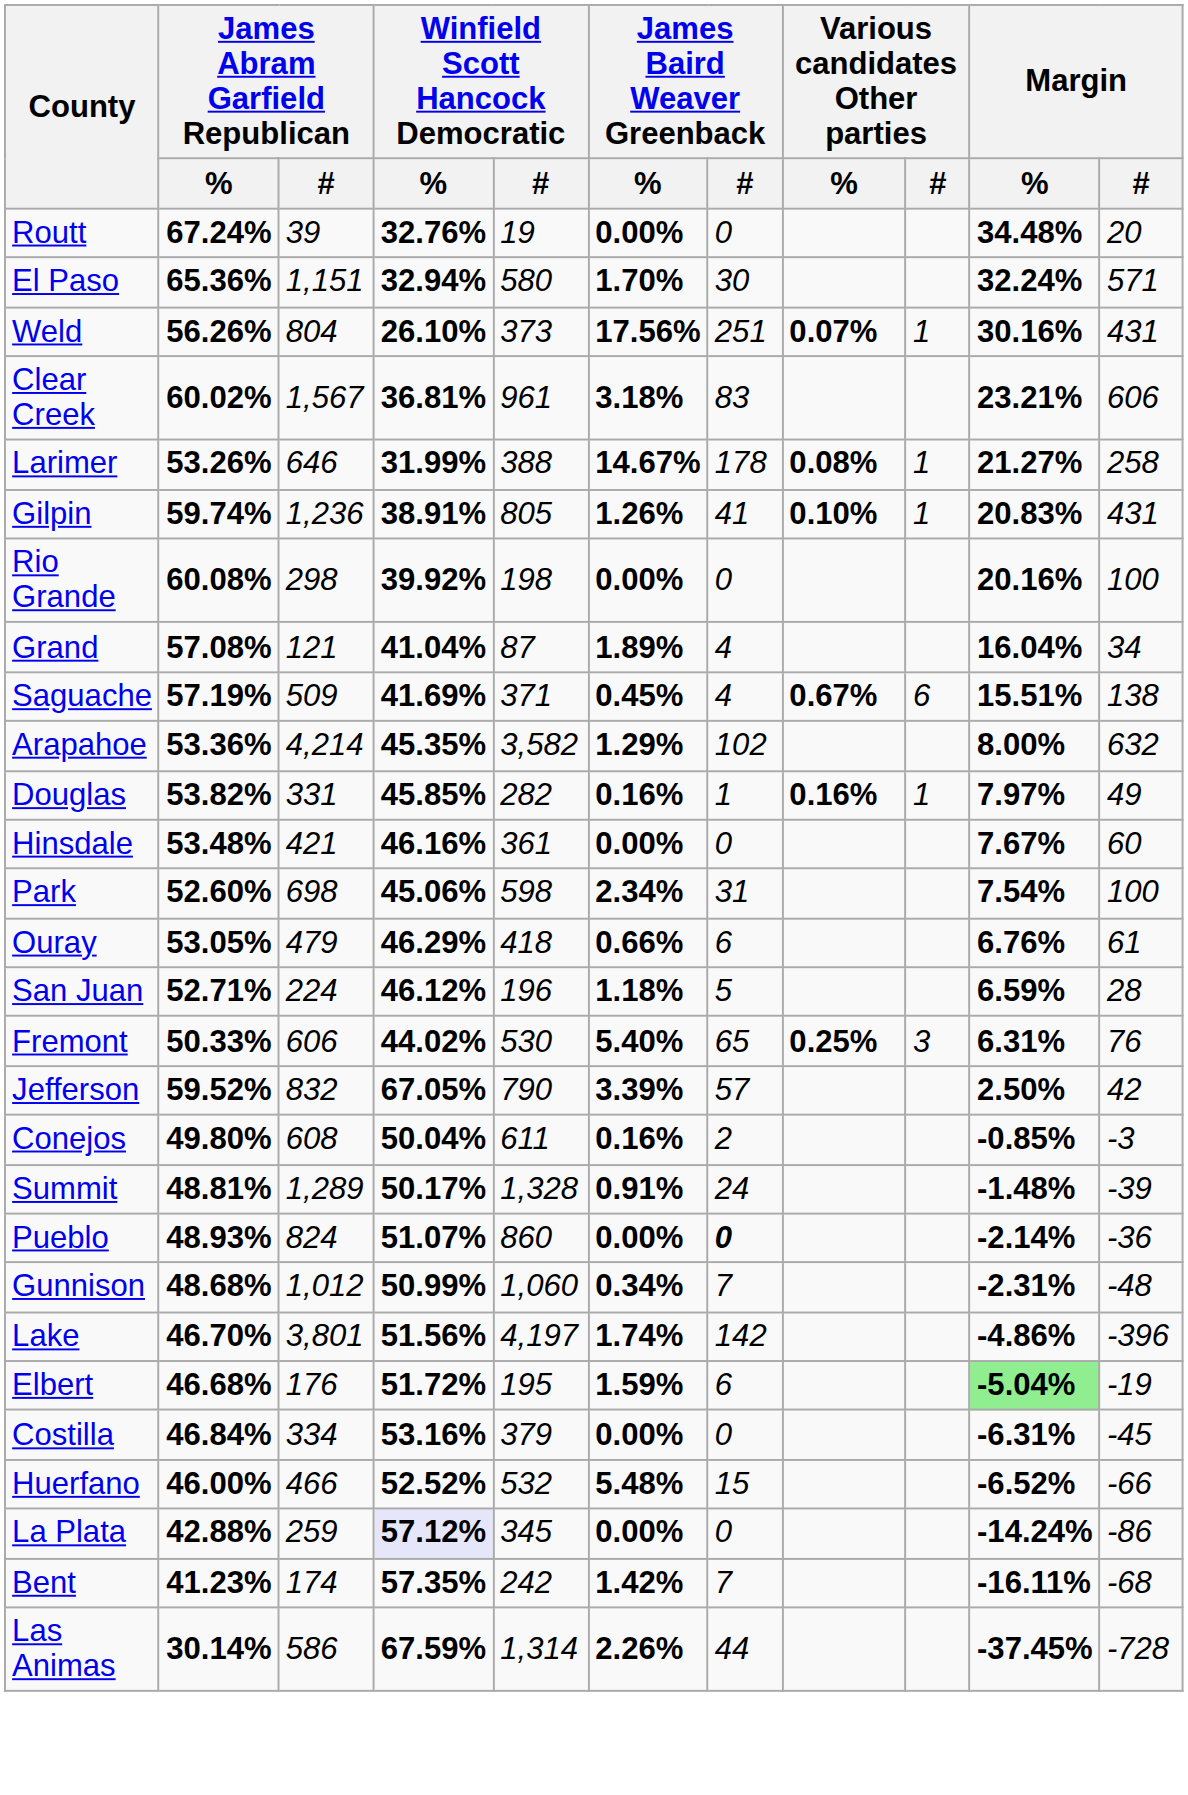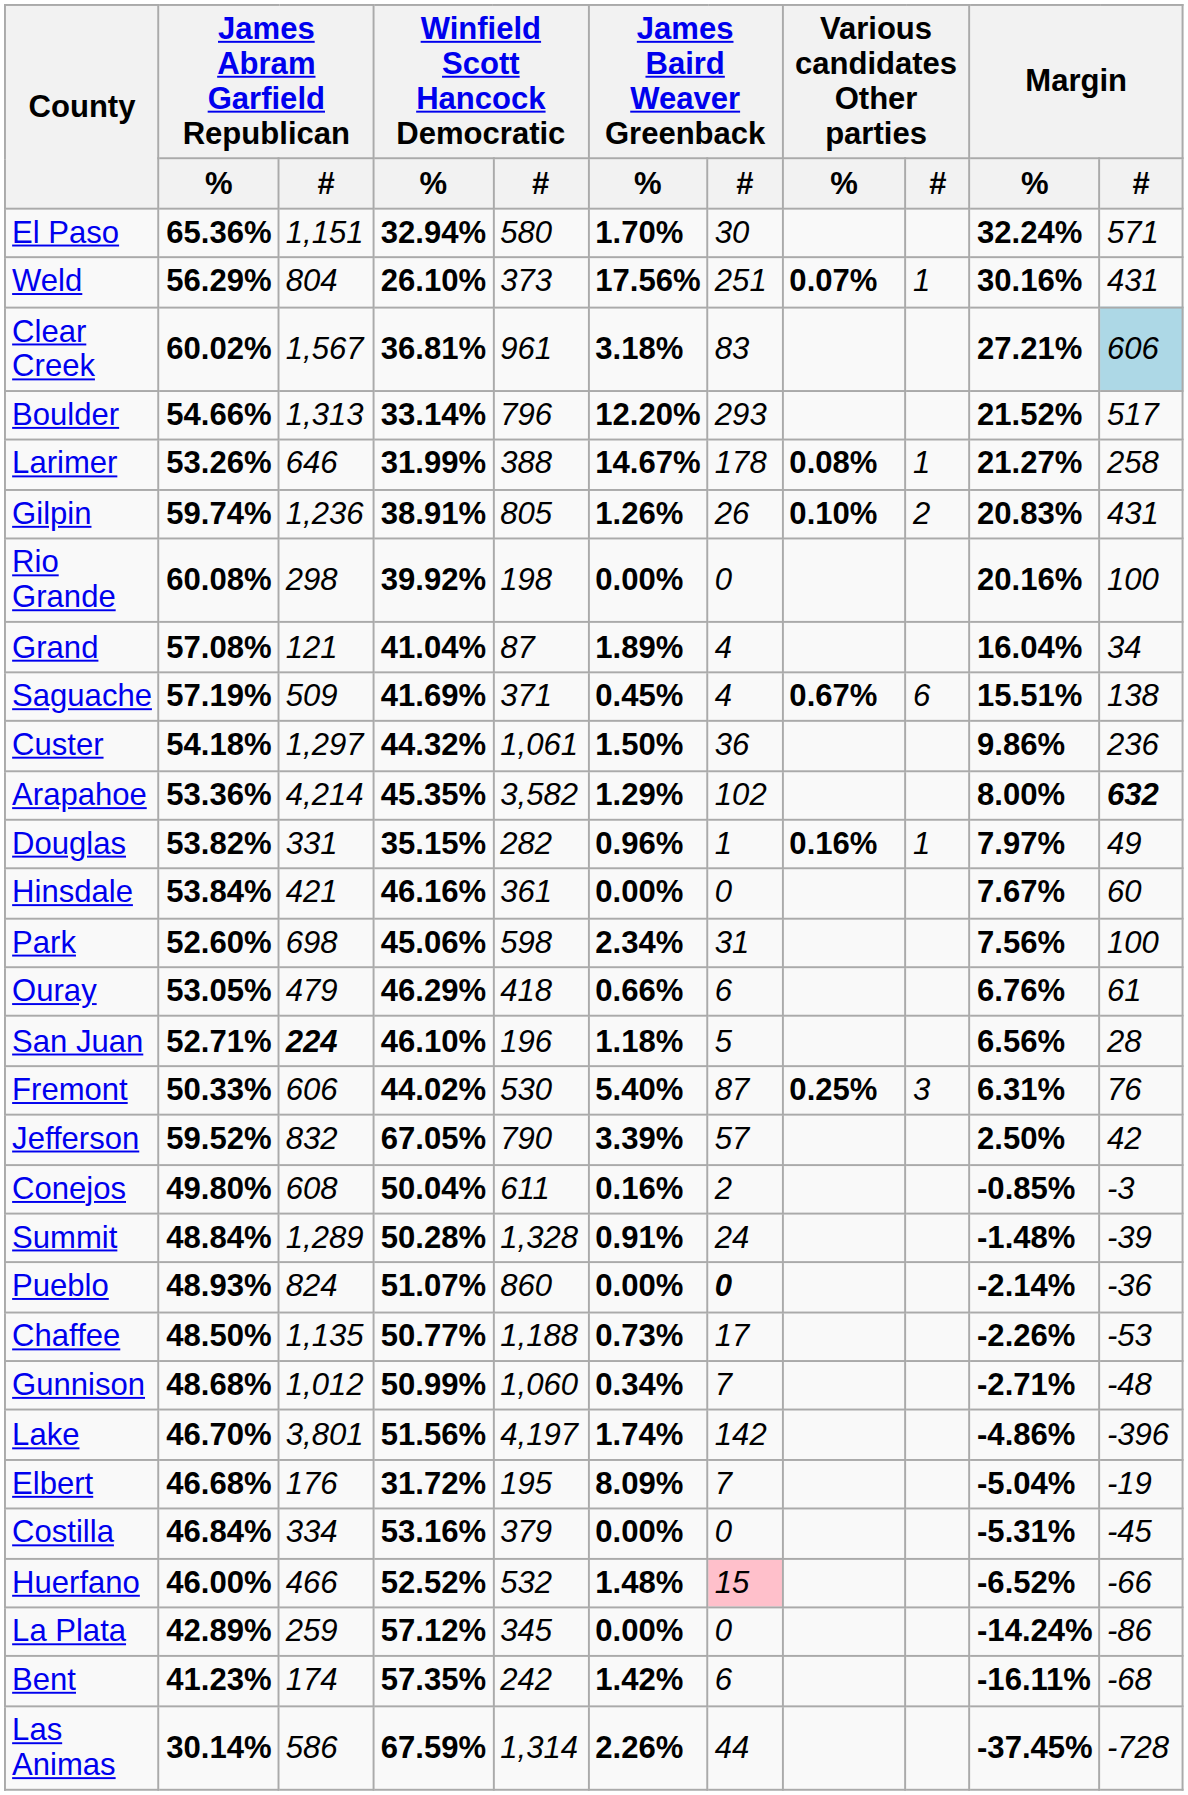- row: (49, 232)
(219, 330) 56.26% -> (219, 281) 56.29%
(1030, 397) 23.21% -> (1030, 348) 27.21%
(1133, 397) no background -> (1133, 348) lightblue background
+ row: (66, 414)
(732, 513) 41 -> (732, 513) 26
(922, 513) 1 -> (922, 513) 2
+ row: (58, 745)
(1133, 745) normal -> (1133, 794) bold
(433, 794) 45.85% -> (433, 843) 35.15%
(639, 794) 0.16% -> (639, 843) 0.96%
(219, 843) 53.48% -> (219, 892) 53.84%
(1021, 892) 7.54% -> (1021, 942) 7.56%
(312, 991) normal -> (312, 1040) bold
(433, 991) 46.12% -> (433, 1040) 46.10%
(1021, 991) 6.59% -> (1021, 1040) 6.56%
(732, 1040) 65 -> (732, 1089) 87
(219, 1188) 48.81% -> (219, 1237) 48.84%
(433, 1188) 50.17% -> (433, 1237) 50.28%
+ row: (66, 1335)
(1026, 1286) -2.31% -> (1026, 1385) -2.71%
(433, 1385) 51.72% -> (433, 1483) 31.72%
(639, 1385) 1.59% -> (639, 1483) 8.09%
(723, 1385) 6 -> (723, 1483) 7
(1026, 1385) lightgreen background -> (1026, 1483) no background
(1026, 1434) -6.31% -> (1026, 1532) -5.31%
(639, 1483) 5.48% -> (639, 1582) 1.48%
(732, 1483) no background -> (732, 1582) pink background
(219, 1532) 42.88% -> (219, 1631) 42.89%
(433, 1532) lavender background -> (433, 1631) no background
(723, 1582) 7 -> (723, 1680) 6
